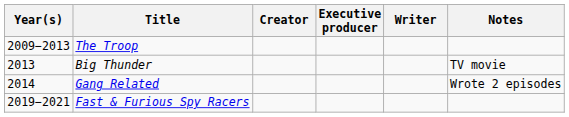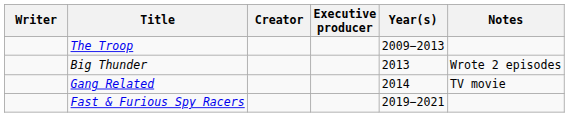columns swapped: (39, 21) <-> (416, 21)
(478, 65) TV movie -> (506, 65) Wrote 2 episodes
(506, 84) Wrote 2 episodes -> (478, 84) TV movie
